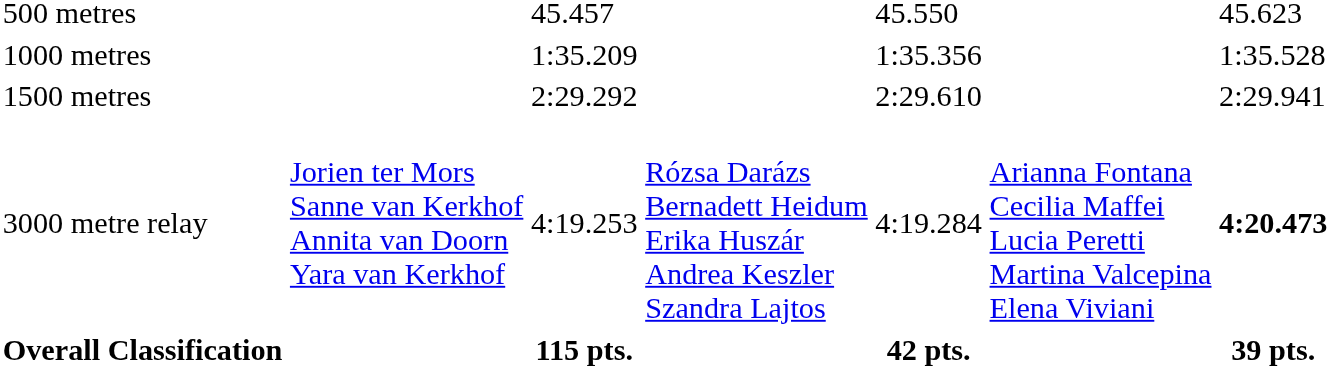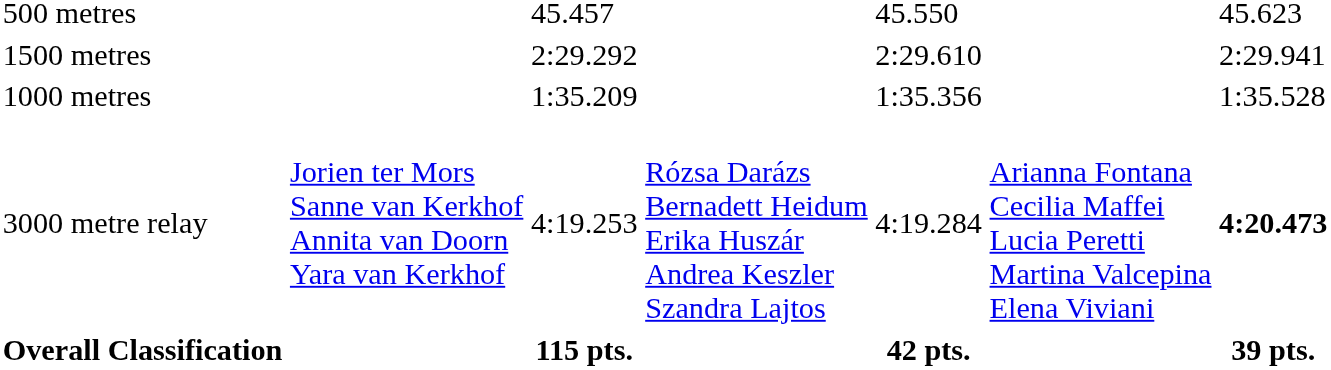rows swapped: (77, 54) <-> (77, 96)
